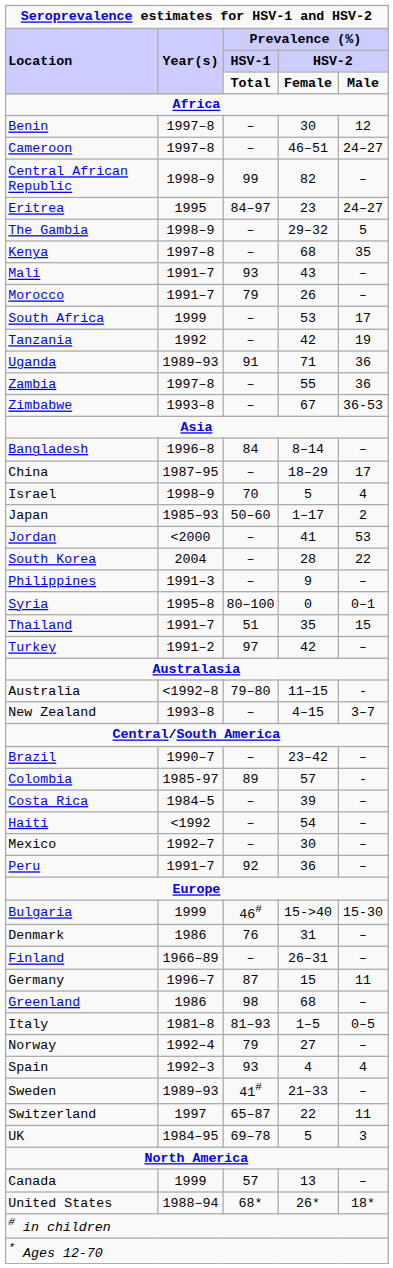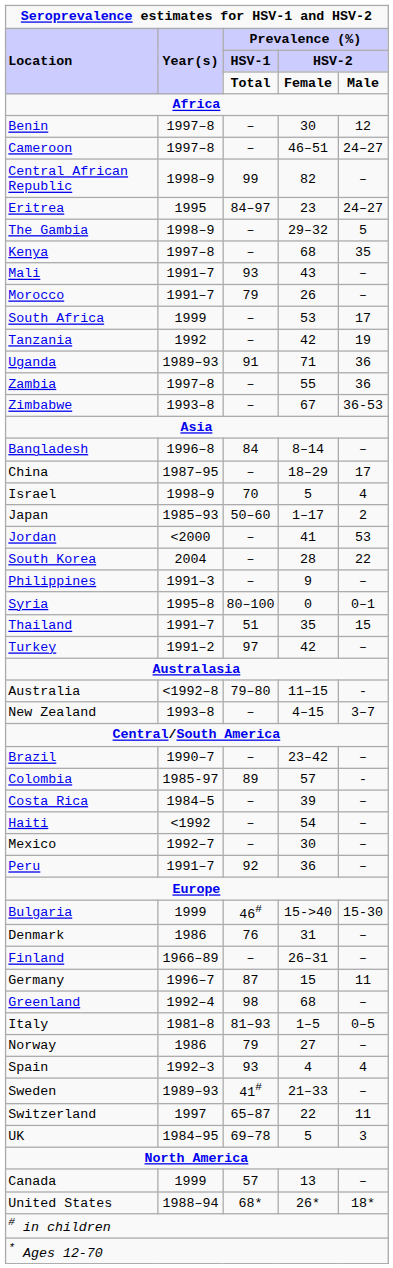(190, 1002) 1986 -> (190, 1002) 1992–4
(190, 1046) 1992–4 -> (190, 1046) 1986
